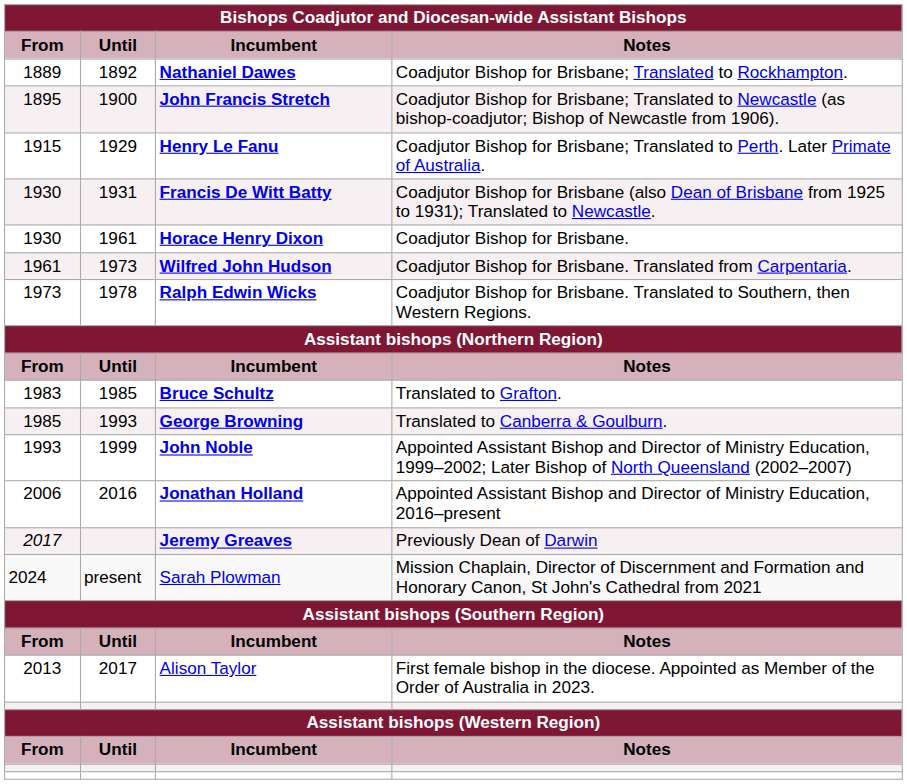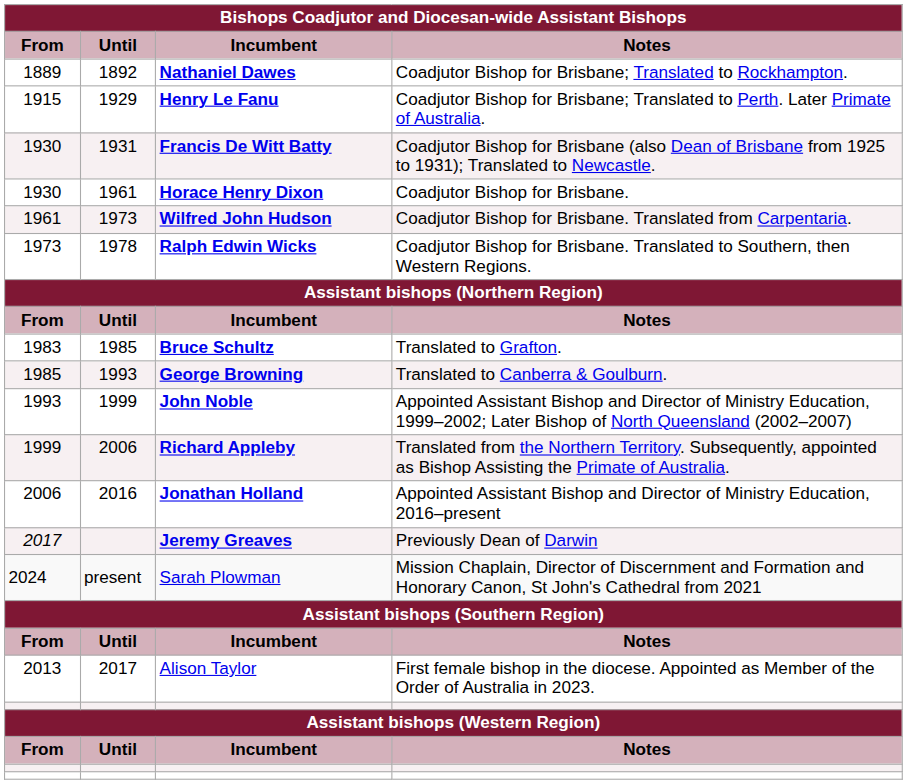- row: (245, 99)
+ row: (227, 448)
